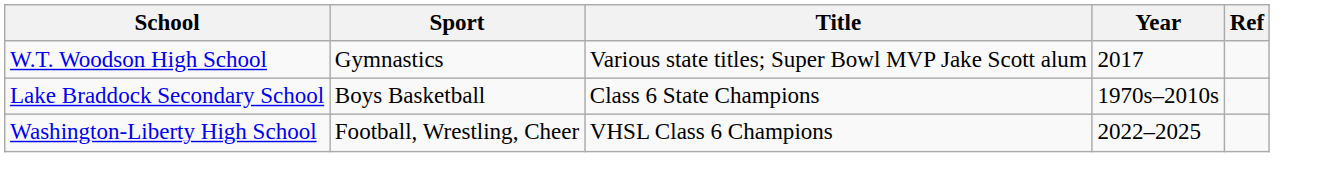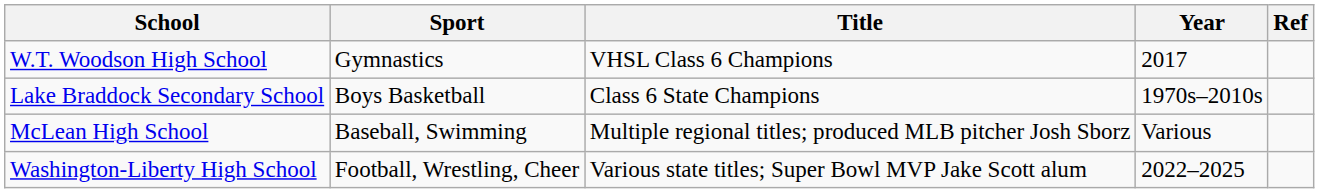(838, 59) Various state titles; Super Bowl MVP Jake Scott alum -> (711, 59) VHSL Class 6 Champions
+ row: (109, 132)
(711, 132) VHSL Class 6 Champions -> (838, 168) Various state titles; Super Bowl MVP Jake Scott alum
